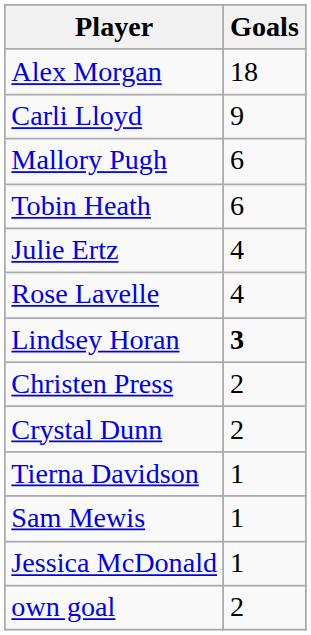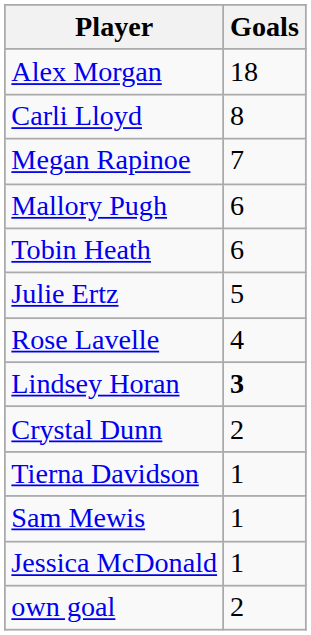(237, 116) 9 -> (237, 116) 8
+ row: (101, 160)
(237, 250) 4 -> (237, 294) 5
- row: (92, 384)
